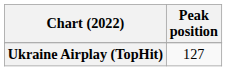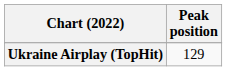(194, 54) 127 -> (194, 54) 129
